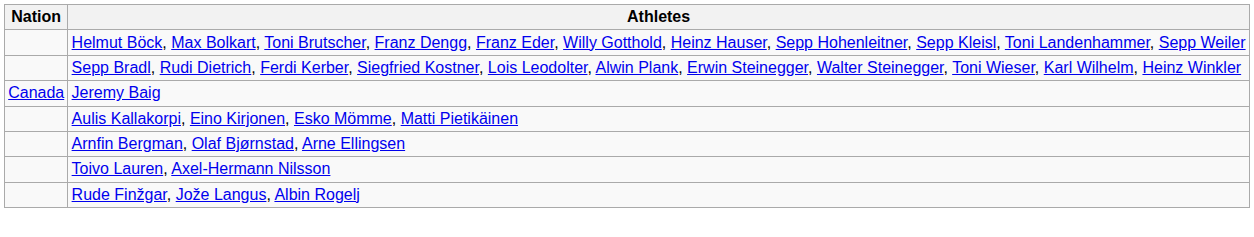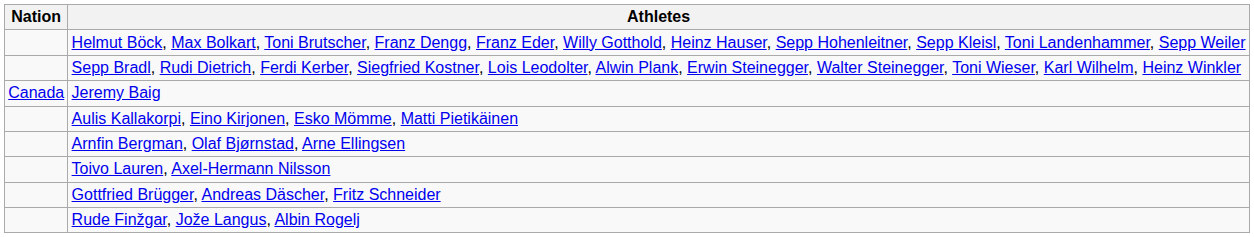+ row: (256, 194)
